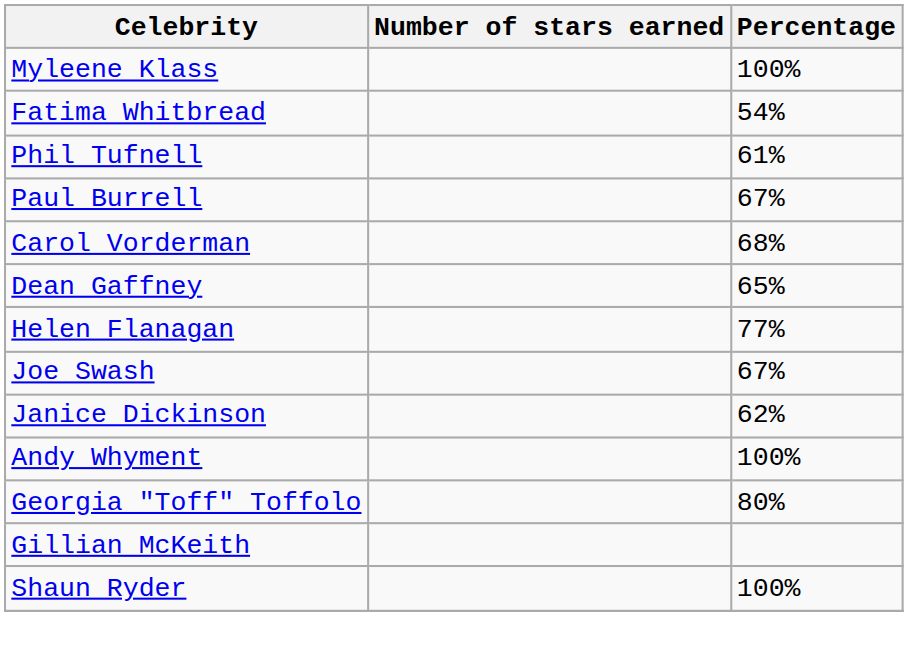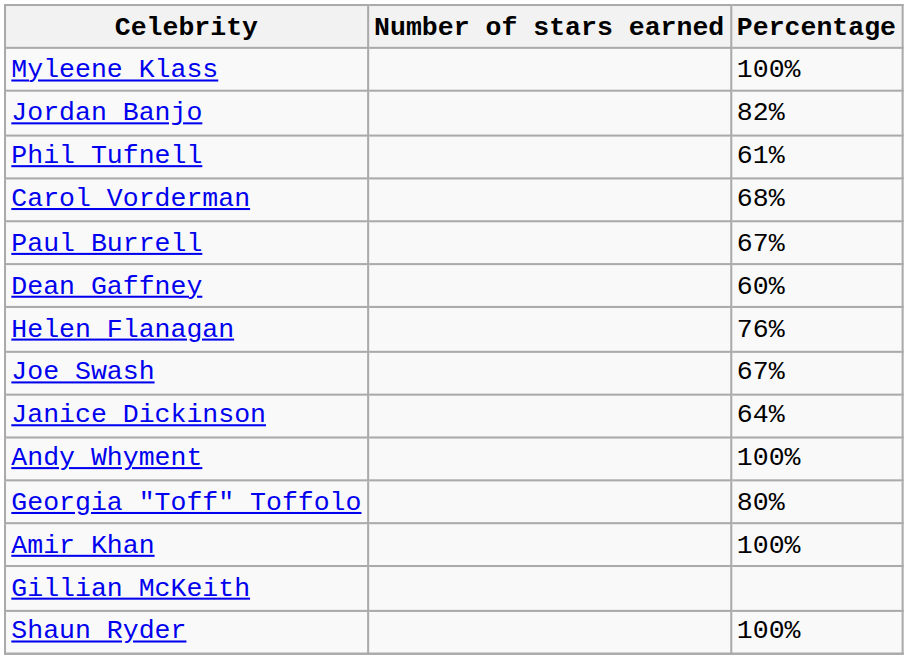+ row: (107, 113)
- row: (139, 113)
rows swapped: (131, 243) <-> (107, 200)
(761, 286) 65% -> (761, 286) 60%
(761, 329) 77% -> (761, 329) 76%
(761, 416) 62% -> (761, 416) 64%
+ row: (83, 545)
